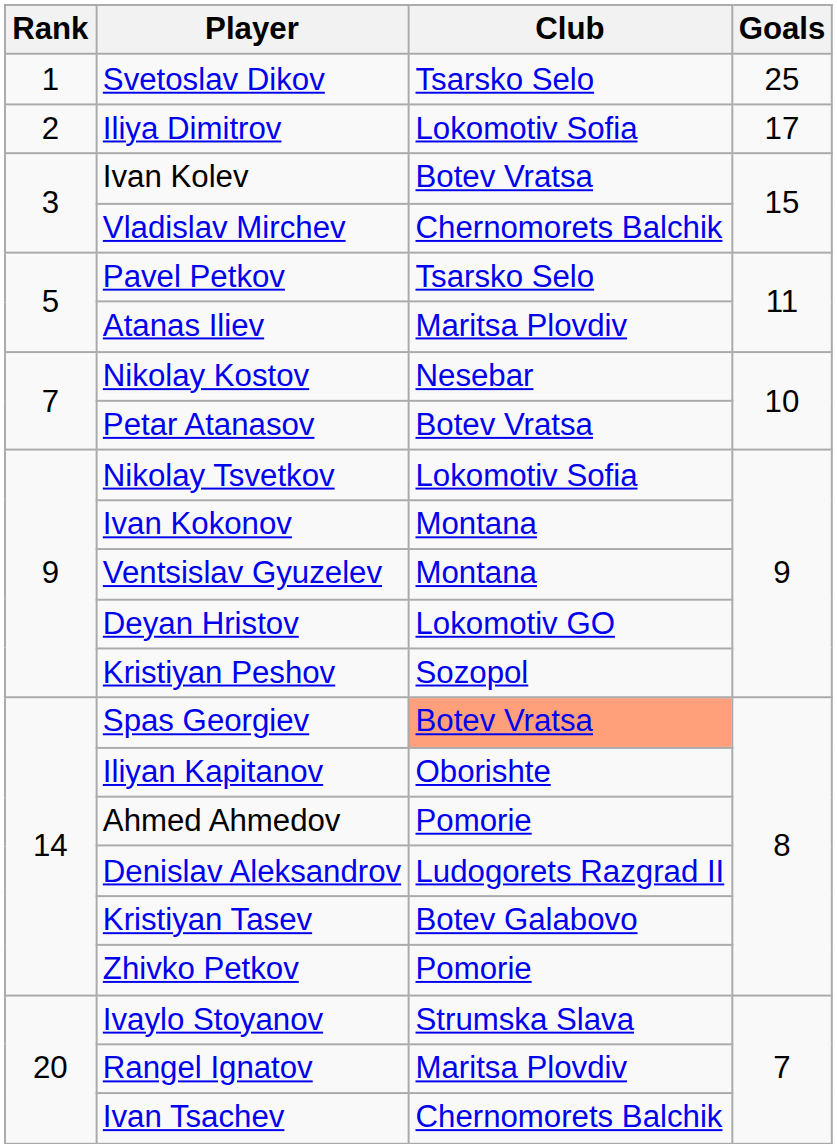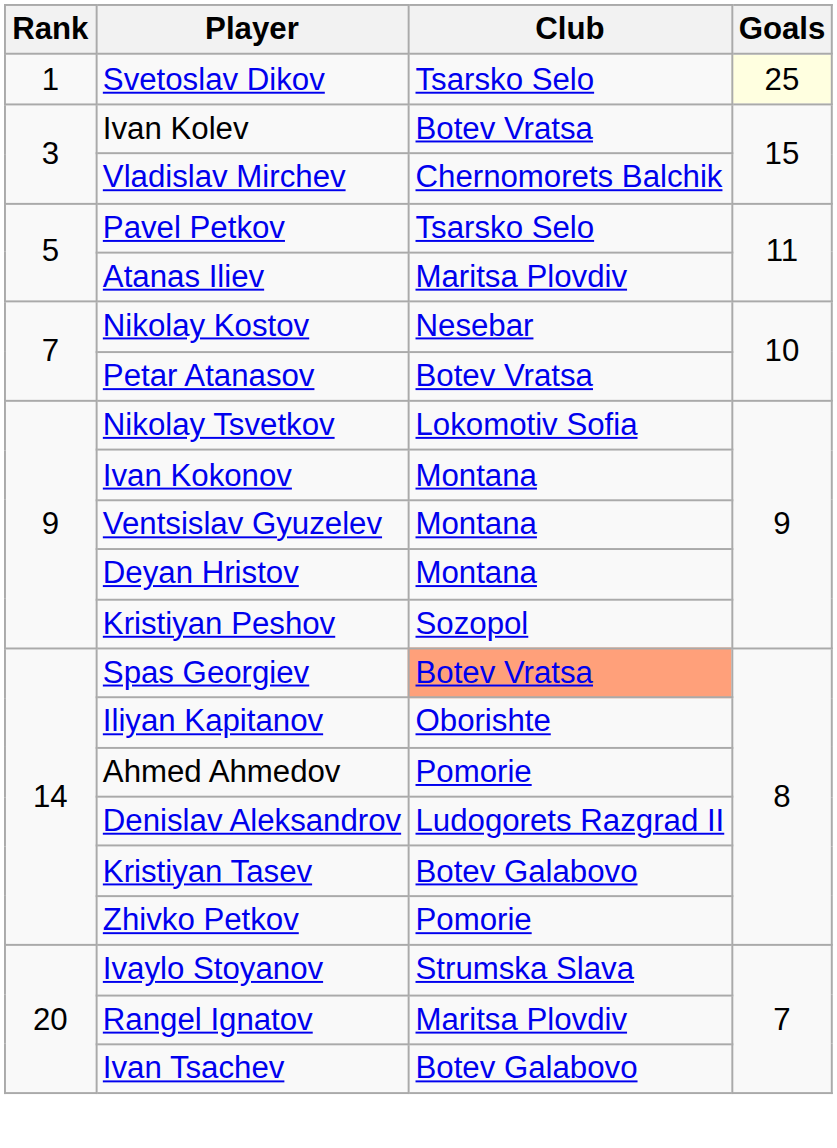(782, 78) no background -> (782, 78) lightyellow background
- row: (192, 128)
(515, 623) Lokomotiv GO -> (476, 573) Montana
(569, 1117) Chernomorets Balchik -> (527, 1068) Botev Galabovo
